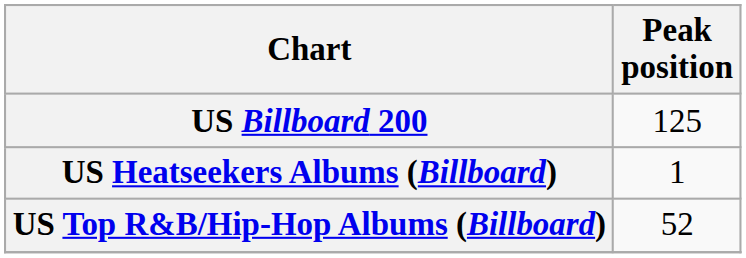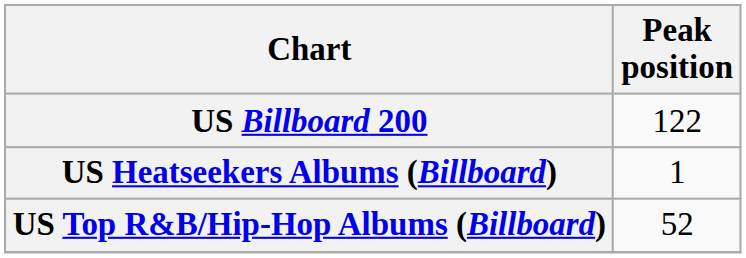(677, 119) 125 -> (677, 119) 122
